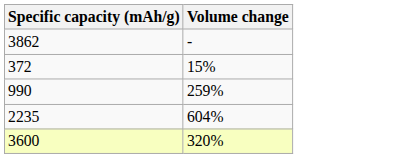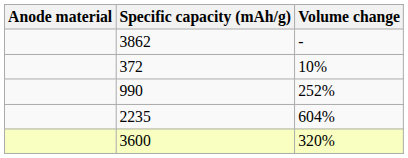+ column: (60, 16)
(201, 66) 15% -> (313, 66) 10%
(205, 91) 259% -> (317, 91) 252%
